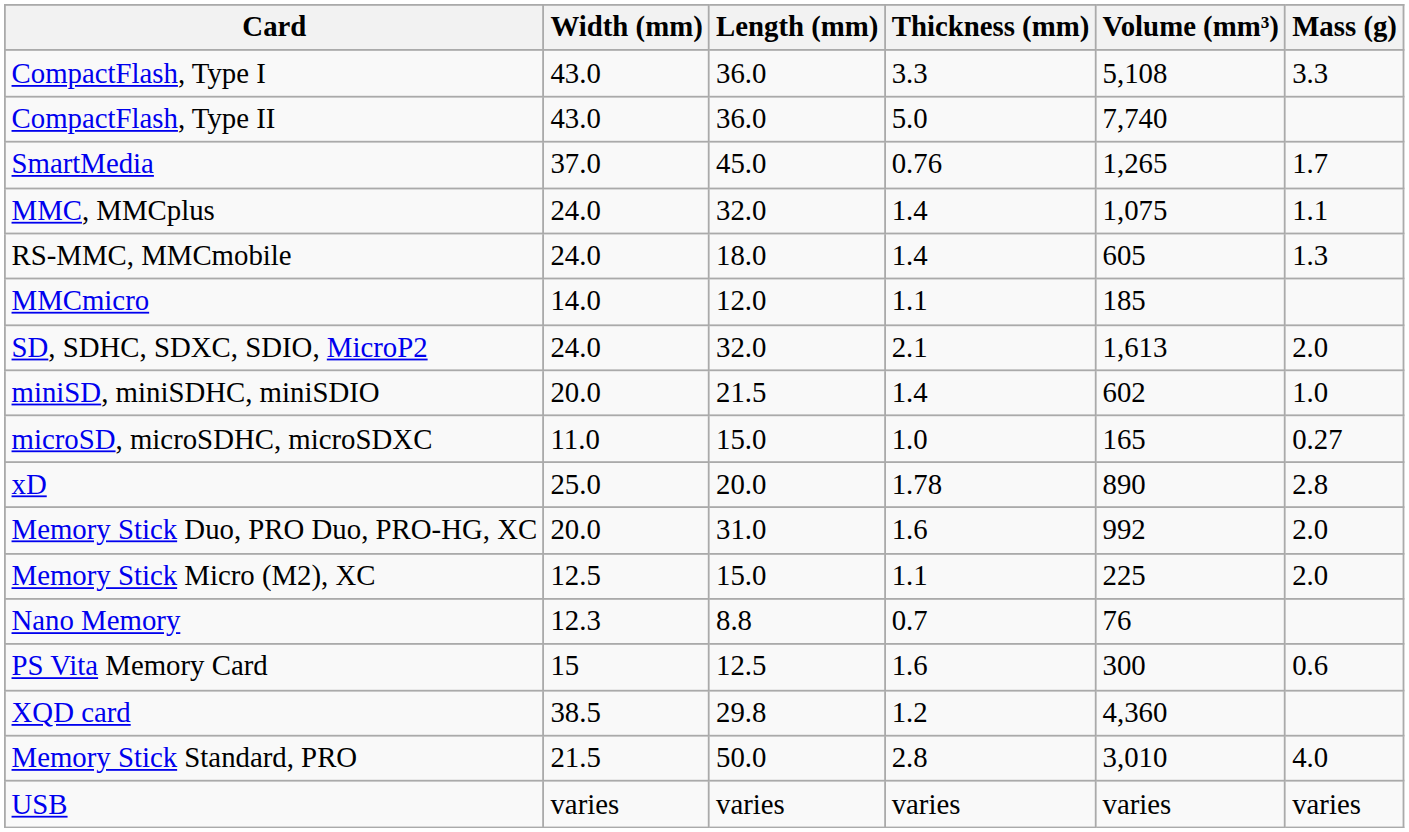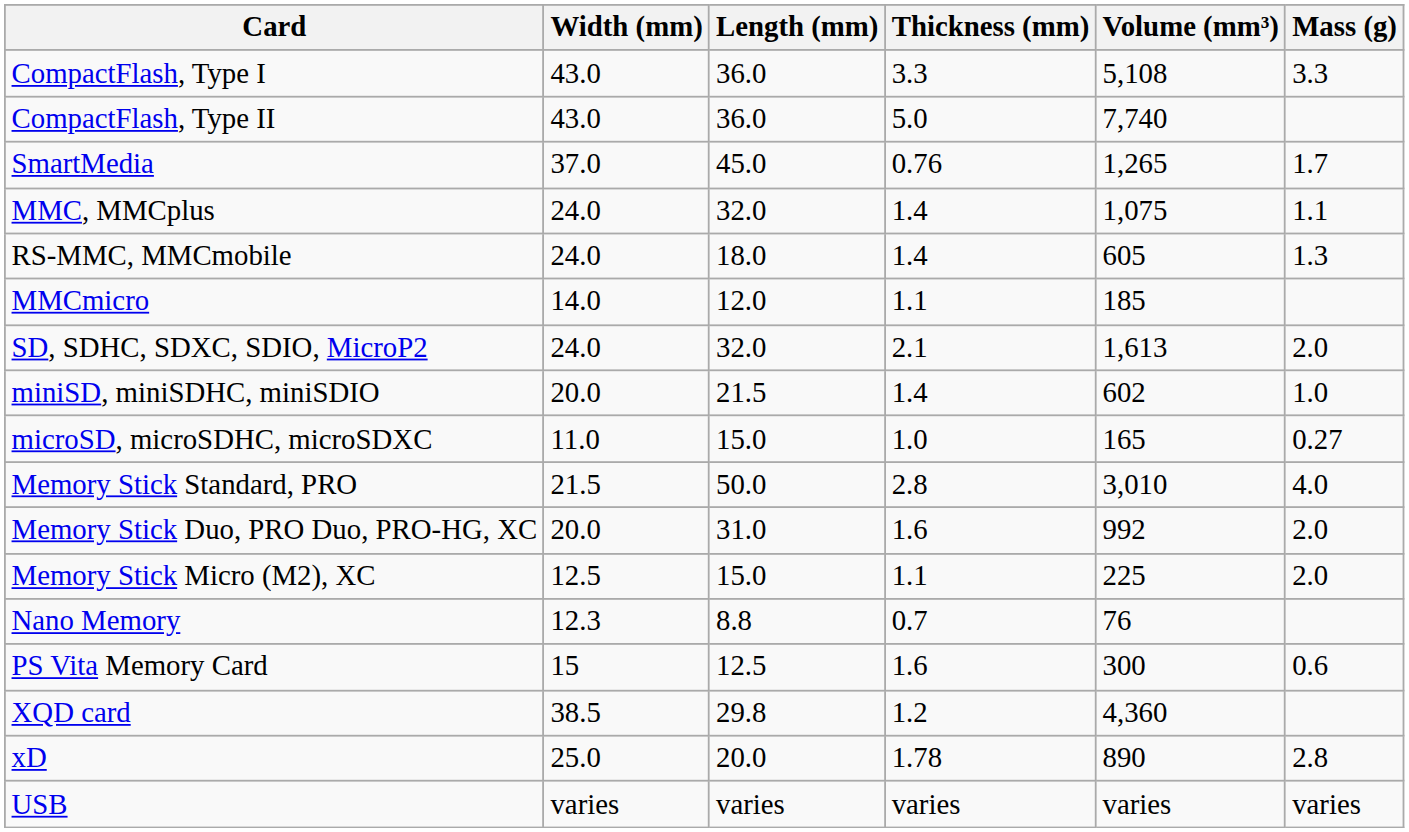rows swapped: (184, 758) <-> (29, 484)
